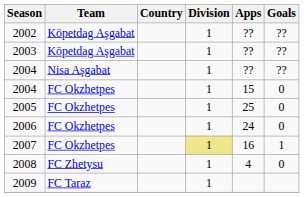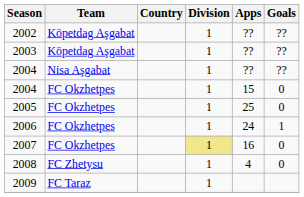(281, 126) 0 -> (281, 126) 1
(281, 145) 1 -> (281, 145) 0
